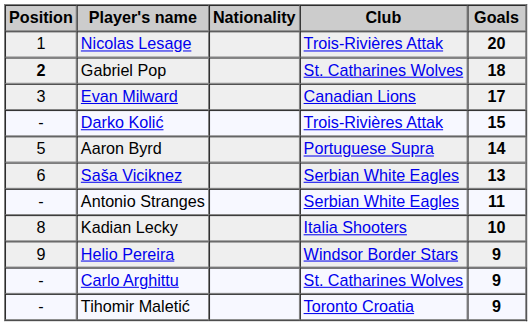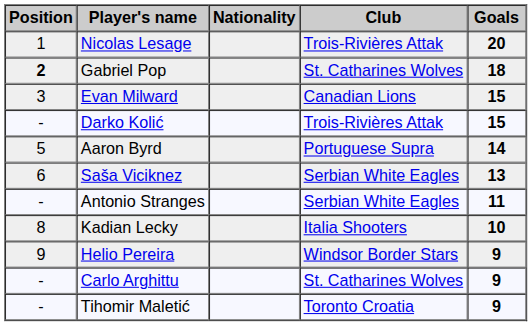(497, 96) 17 -> (497, 96) 15
